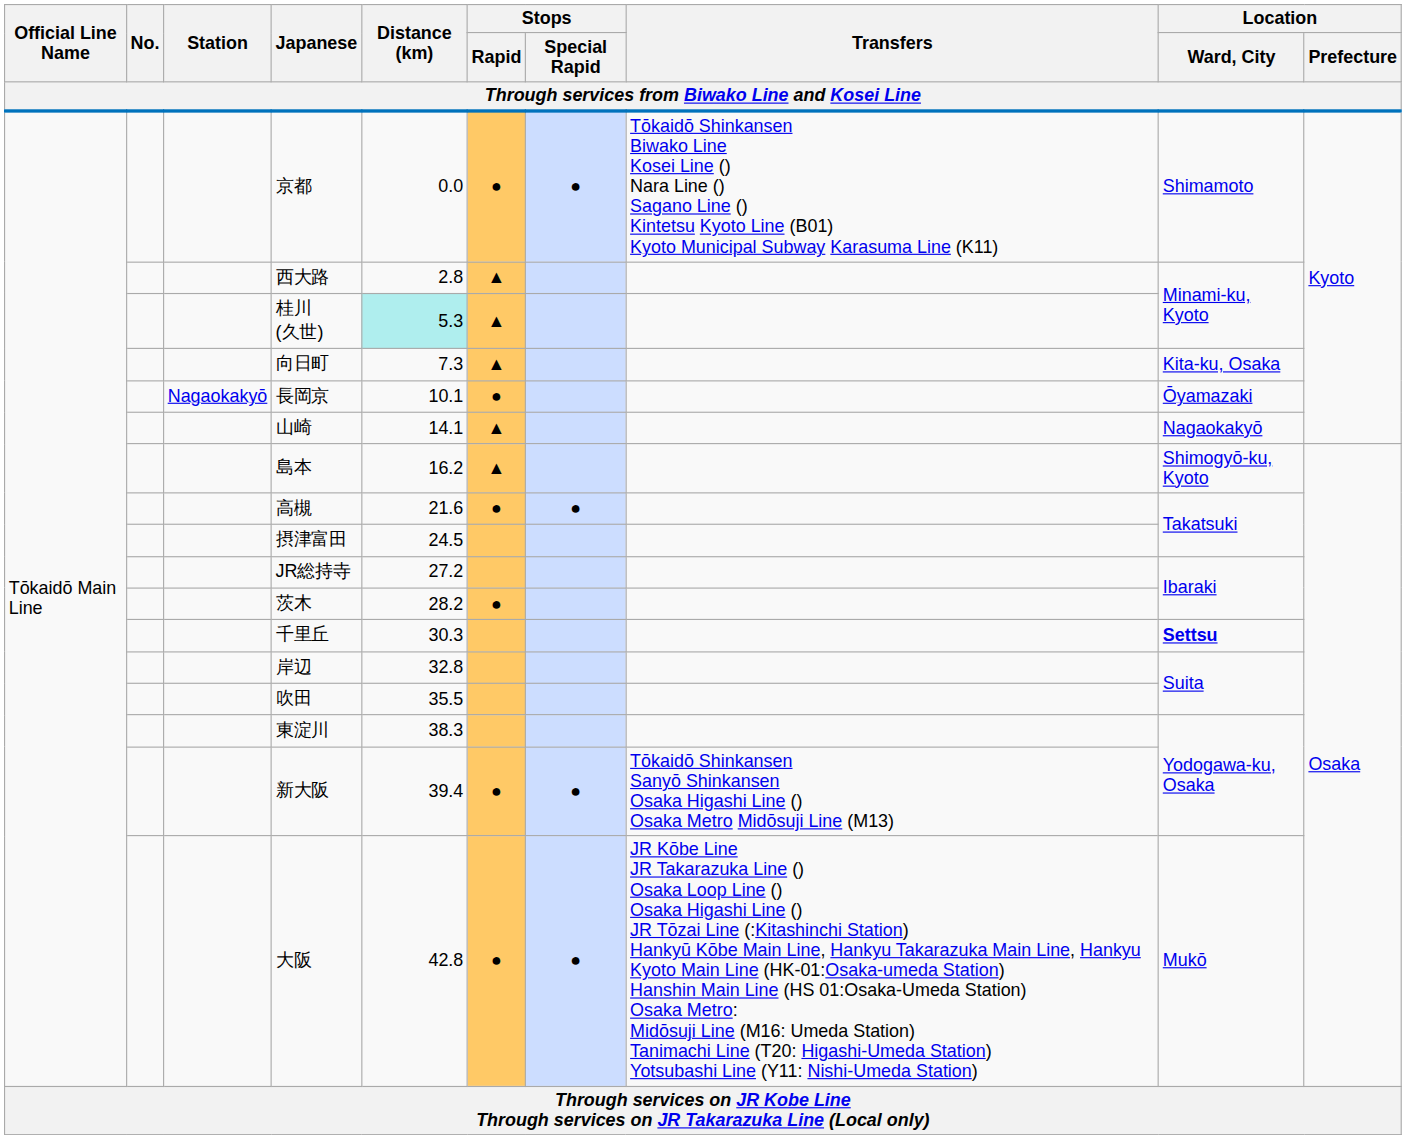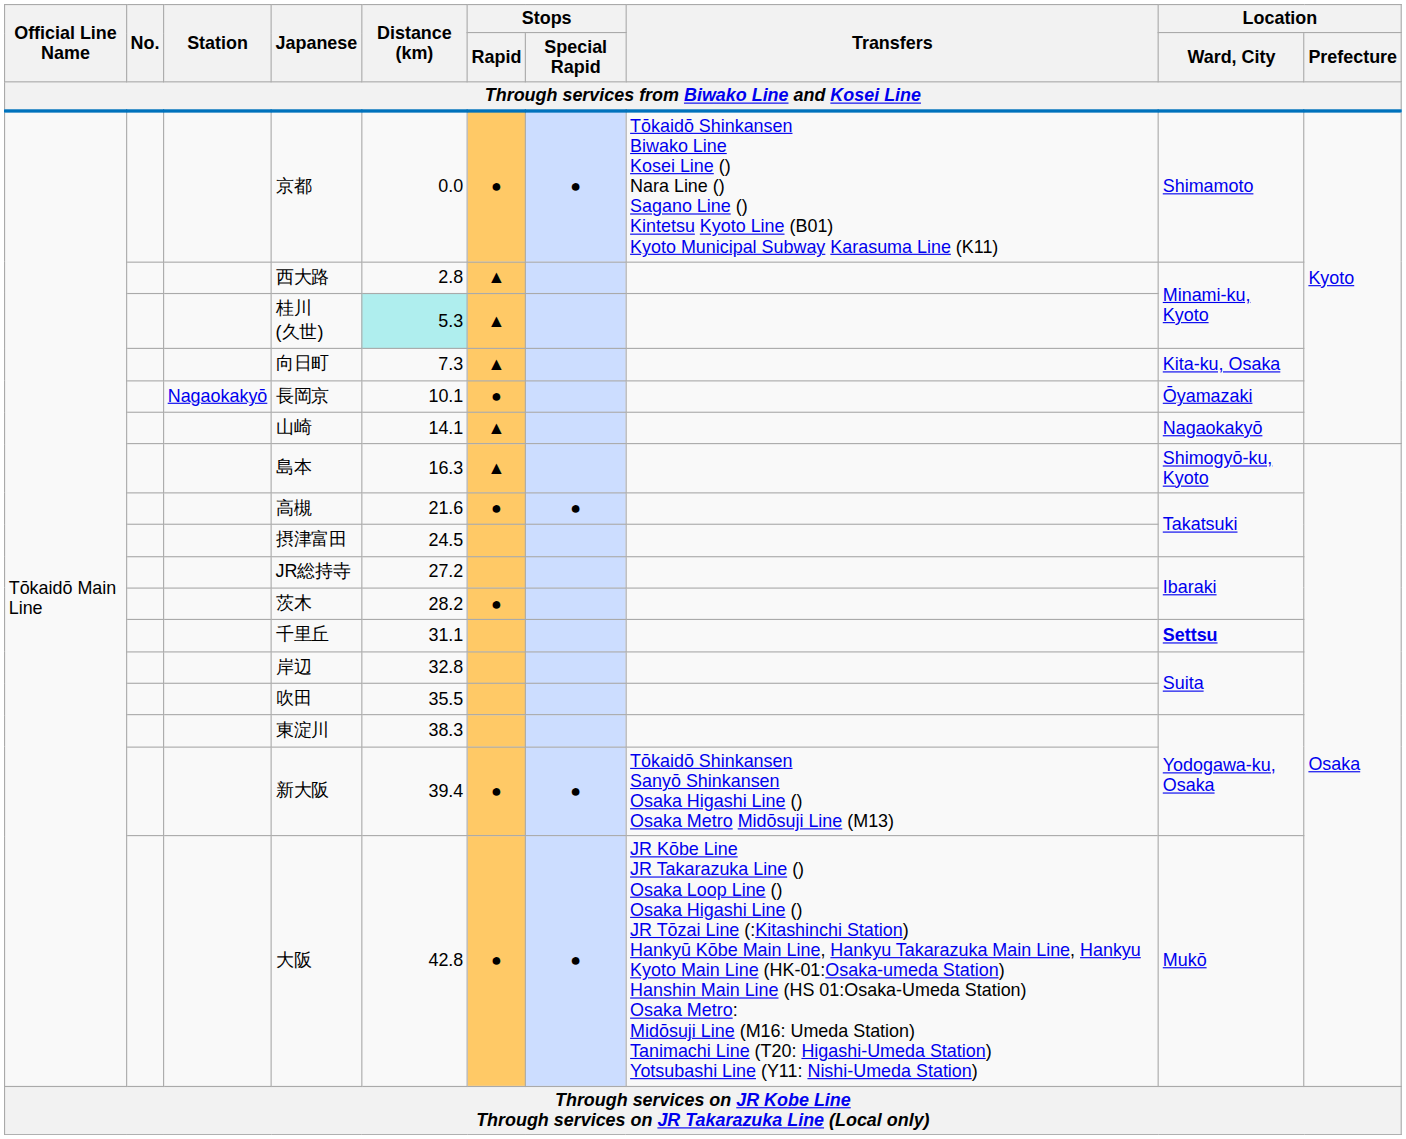(446, 468) 16.2 -> (446, 468) 16.3
(446, 635) 30.3 -> (446, 635) 31.1
